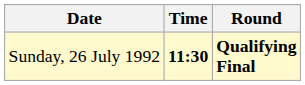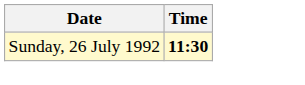- column: (256, 18)
